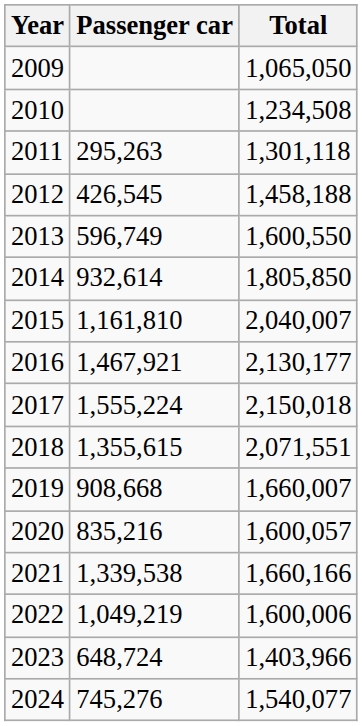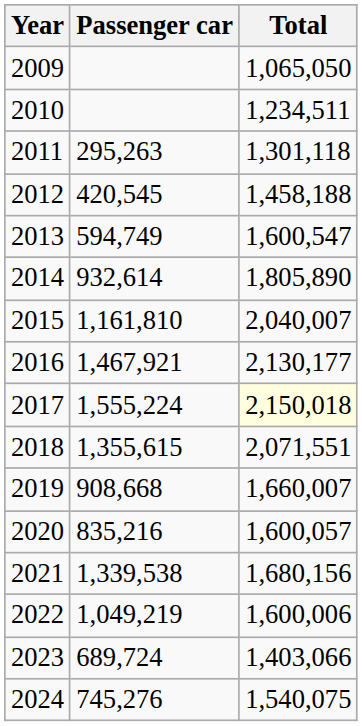(298, 109) 1,234,508 -> (298, 109) 1,234,511
(119, 194) 426,545 -> (119, 194) 420,545
(119, 236) 596,749 -> (119, 236) 594,749
(298, 236) 1,600,550 -> (298, 236) 1,600,547
(298, 278) 1,805,850 -> (298, 278) 1,805,890
(298, 404) no background -> (298, 404) lightyellow background
(298, 573) 1,660,166 -> (298, 573) 1,680,156
(119, 657) 648,724 -> (119, 657) 689,724
(298, 657) 1,403,966 -> (298, 657) 1,403,066
(298, 699) 1,540,077 -> (298, 699) 1,540,075
